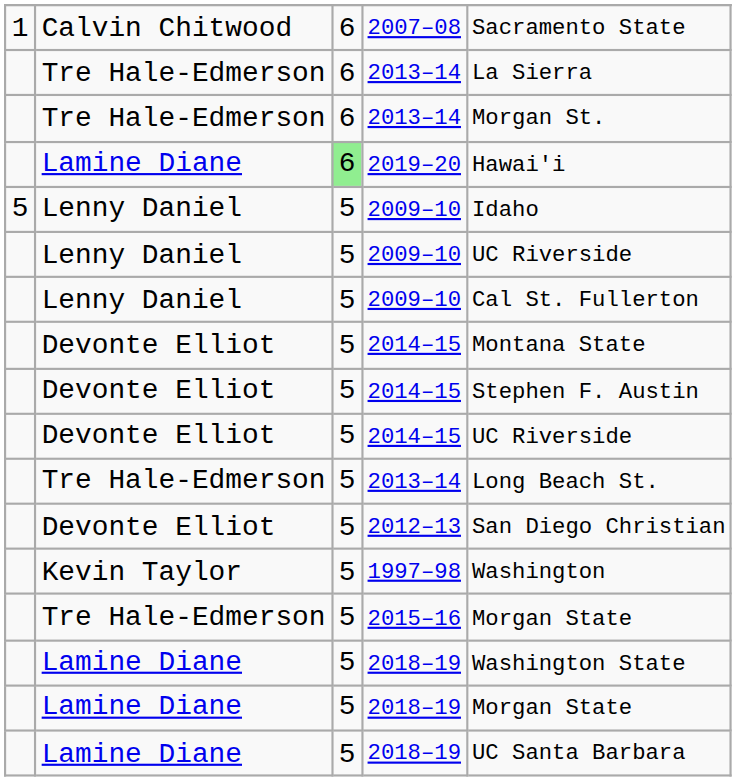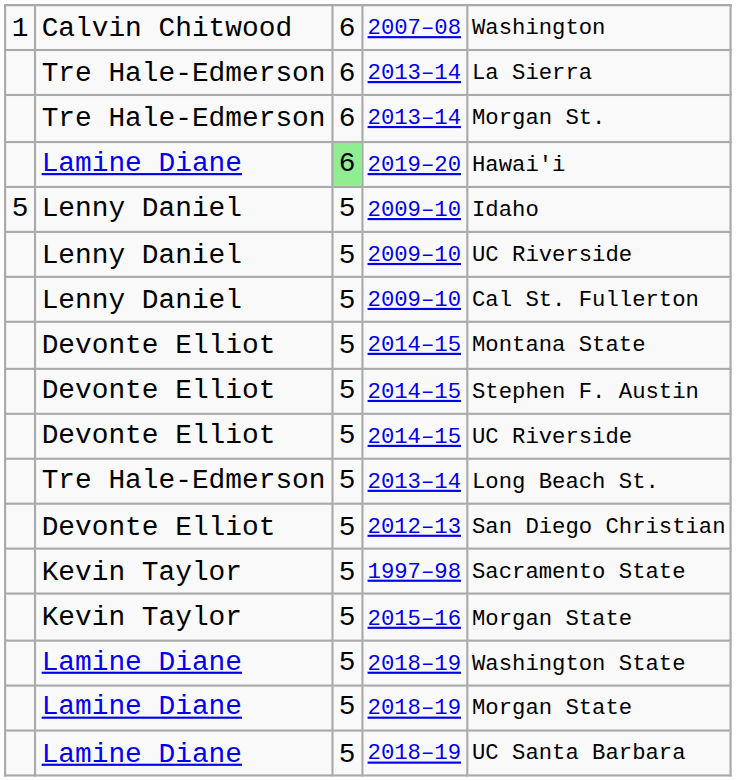(579, 28) Sacramento State -> (539, 28) Washington
(539, 572) Washington -> (579, 572) Sacramento State
(184, 617) Tre Hale-Edmerson -> (142, 617) Kevin Taylor
